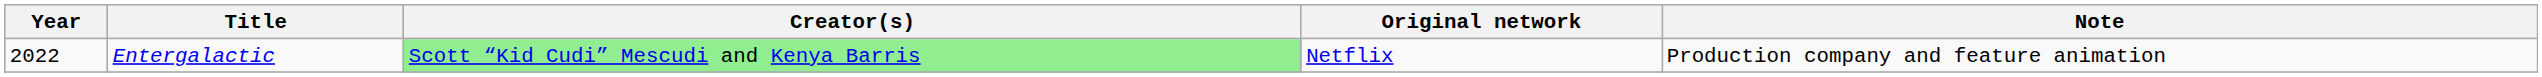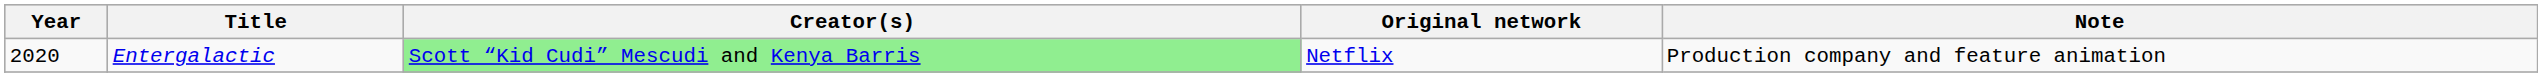(35, 56) 2022 -> (35, 56) 2020
